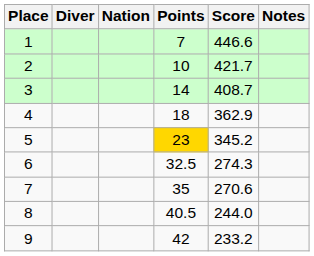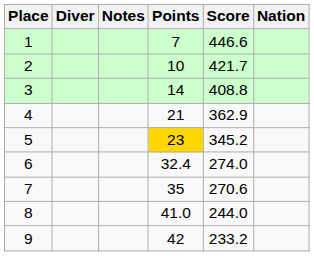columns swapped: (126, 16) <-> (284, 16)
(233, 90) 408.7 -> (228, 90) 408.8
(181, 115) 18 -> (176, 115) 21
(181, 164) 32.5 -> (176, 164) 32.4
(233, 164) 274.3 -> (228, 164) 274.0
(181, 213) 40.5 -> (176, 213) 41.0
